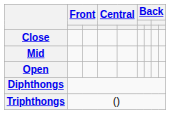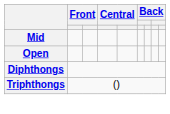- row: (36, 37)
